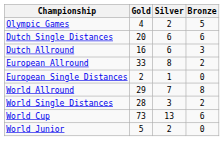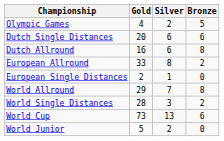(202, 50) 3 -> (202, 50) 8
